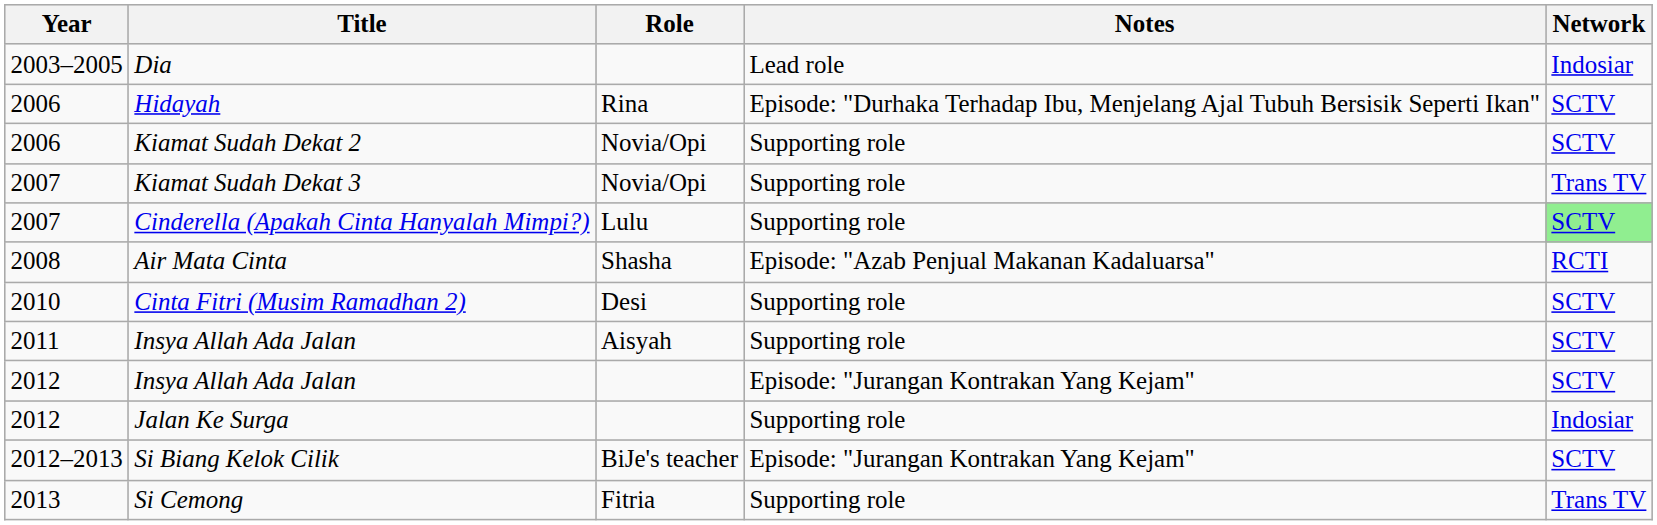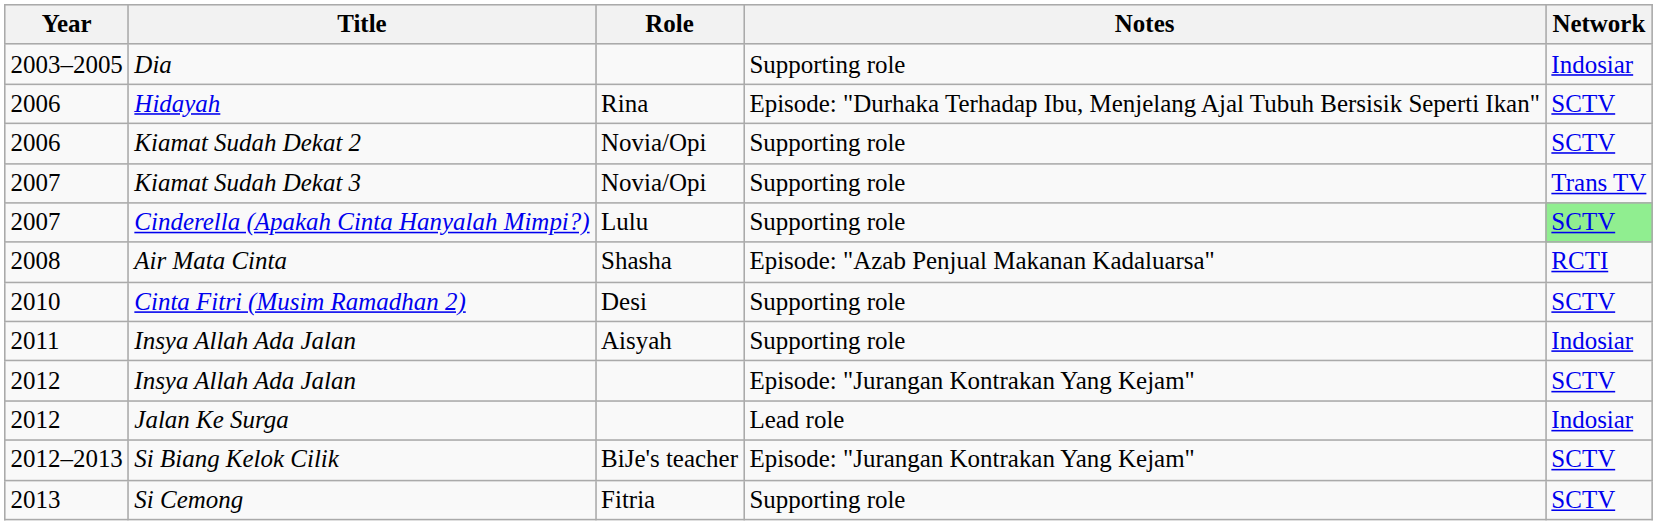(797, 63) Lead role -> (827, 63) Supporting role
(1583, 340) SCTV -> (1592, 340) Indosiar
(827, 420) Supporting role -> (797, 420) Lead role
(1599, 499) Trans TV -> (1583, 499) SCTV
